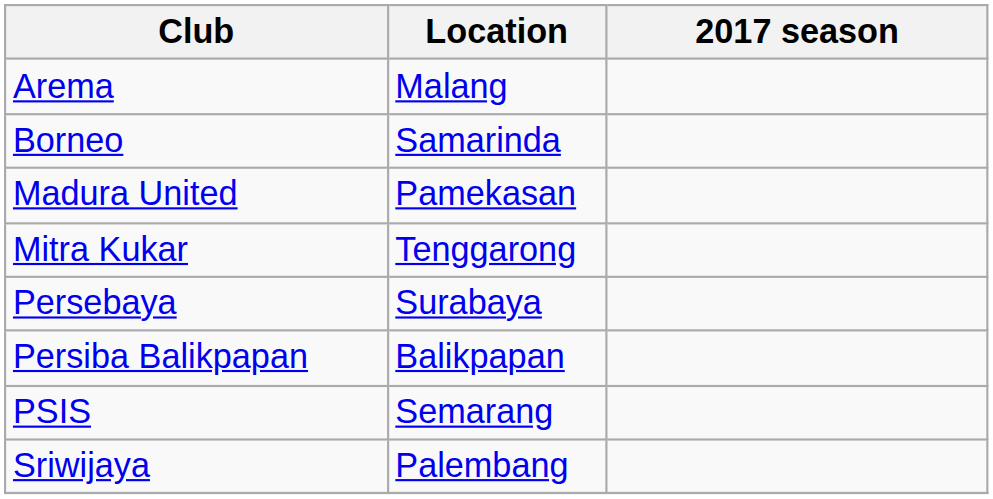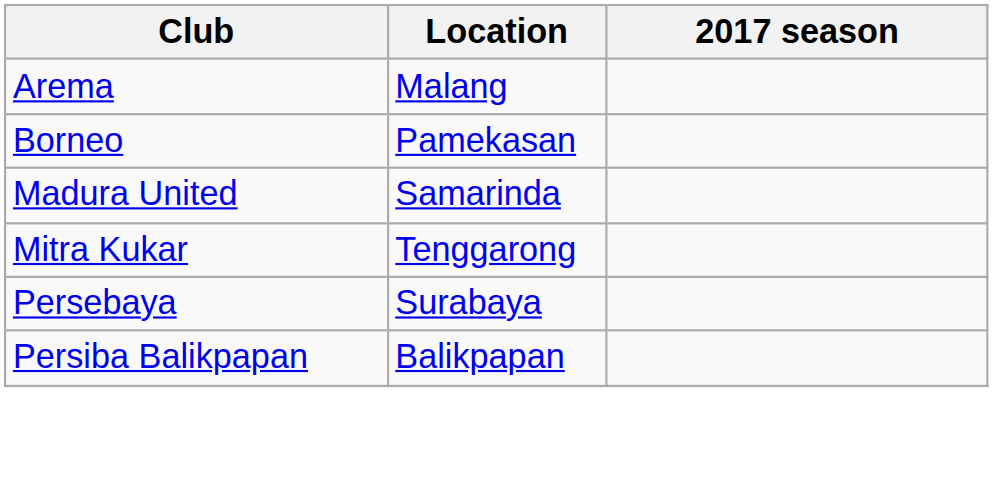(478, 140) Samarinda -> (486, 140) Pamekasan
(486, 194) Pamekasan -> (478, 194) Samarinda
- row: (52, 411)
- row: (81, 466)
